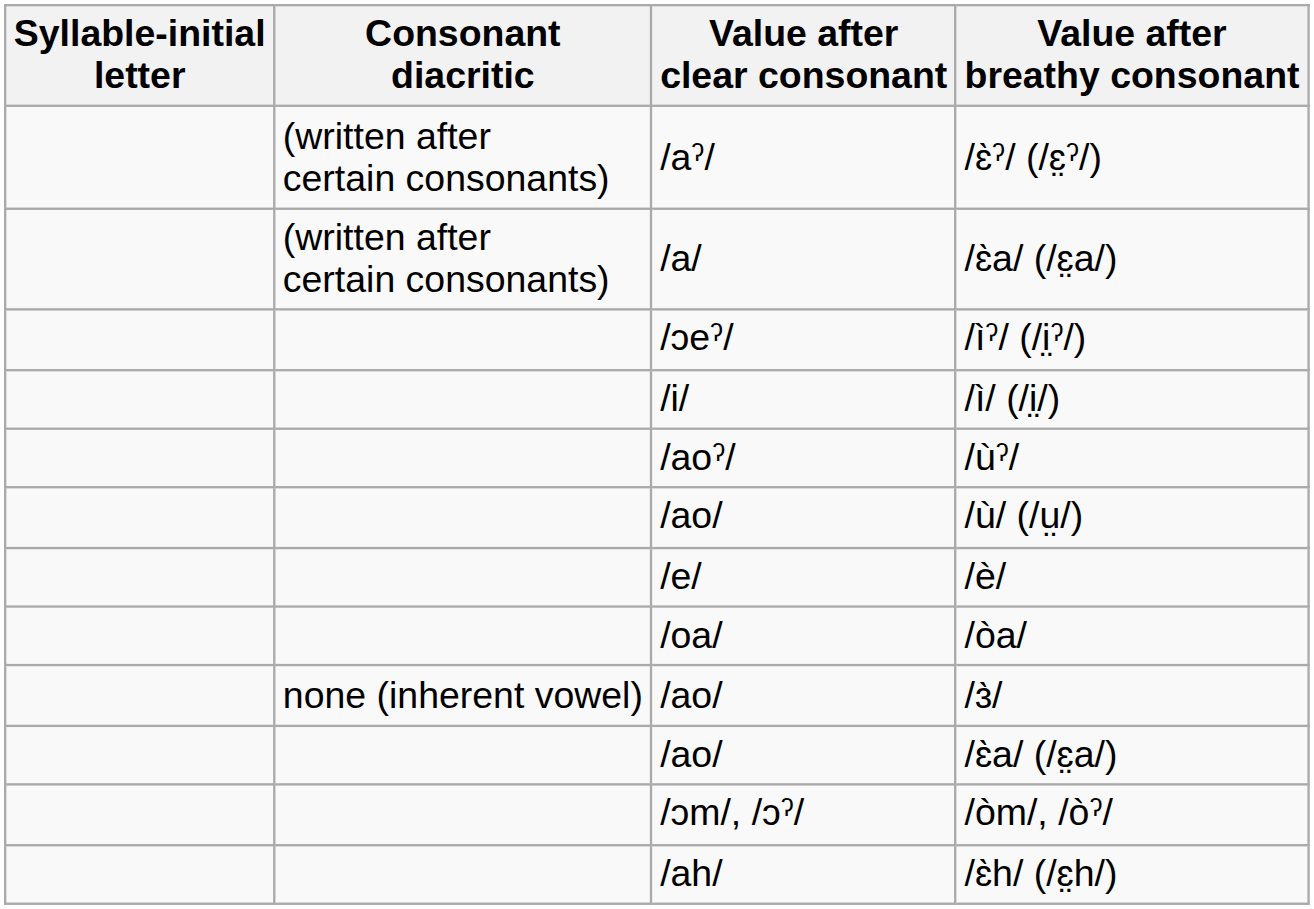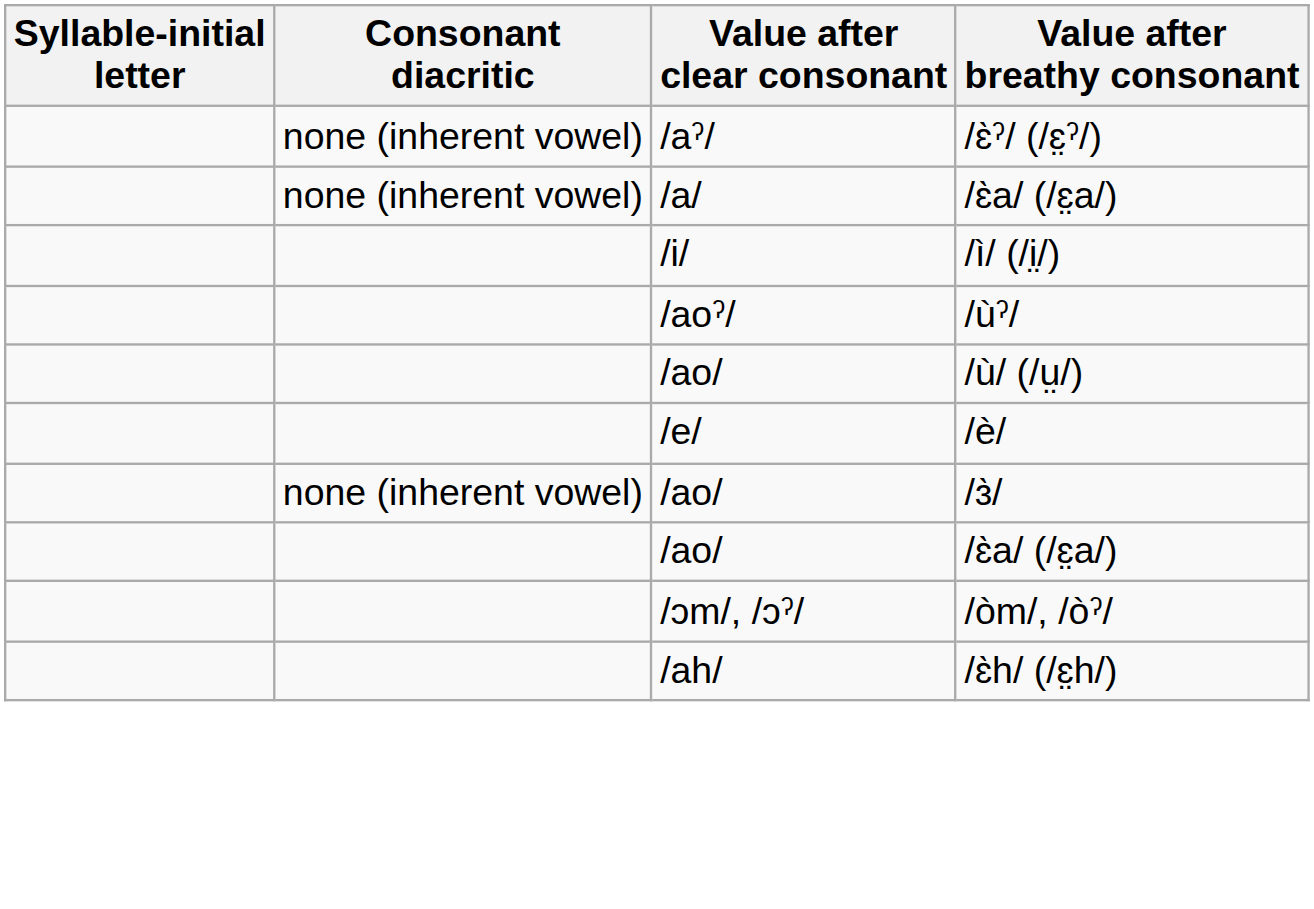(446, 156) (written after certain consonants) -> (463, 135) none (inherent vowel)
(446, 258) (written after certain consonants) -> (463, 195) none (inherent vowel)
- row: (697, 338)
- row: (691, 635)
